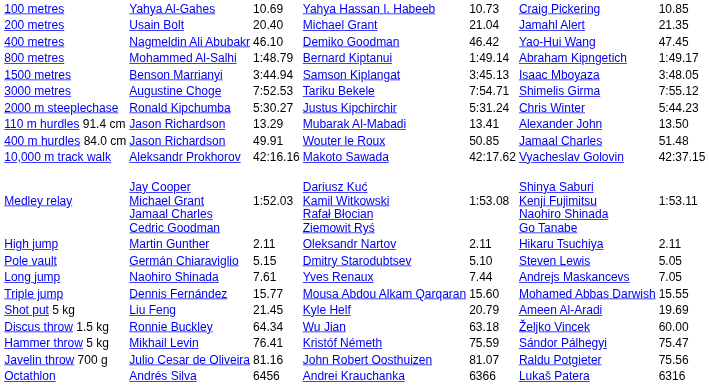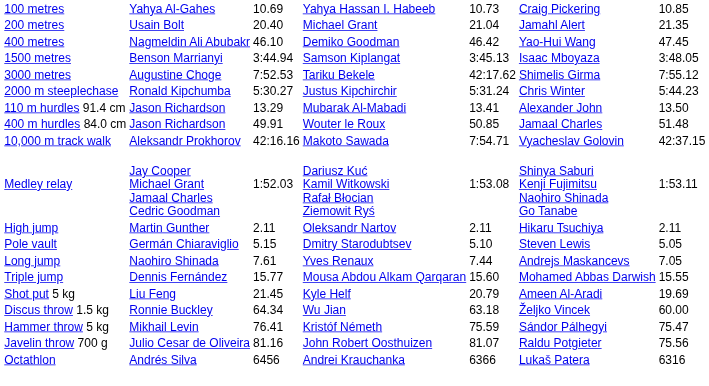- row: (34, 58)
(489, 91) 7:54.71 -> (493, 75) 42:17.62
(493, 157) 42:17.62 -> (489, 141) 7:54.71
